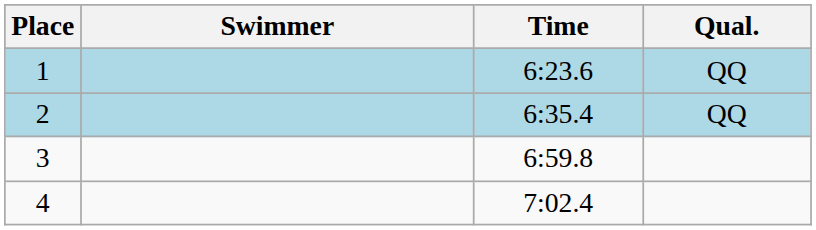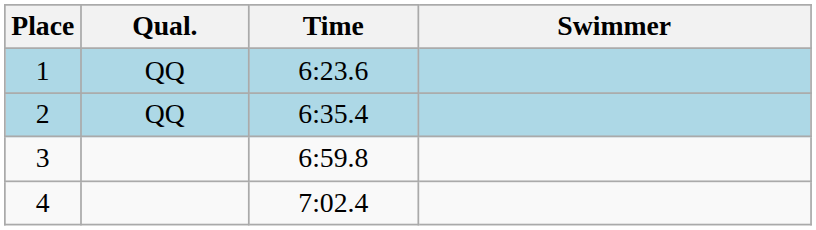columns swapped: (277, 26) <-> (727, 26)
